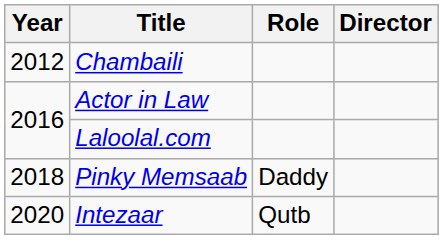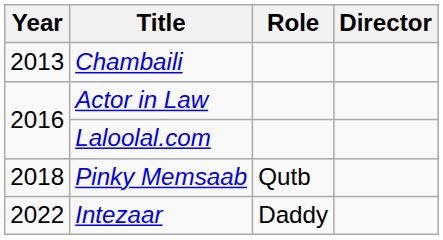(37, 61) 2012 -> (37, 61) 2013
(293, 176) Daddy -> (284, 176) Qutb
(37, 215) 2020 -> (37, 215) 2022
(284, 215) Qutb -> (293, 215) Daddy
